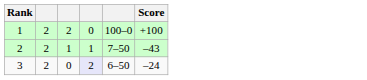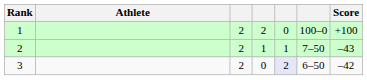+ column: (133, 13)
(151, 65) –24 -> (346, 65) –42
